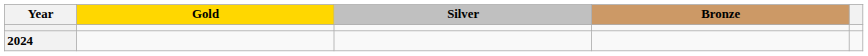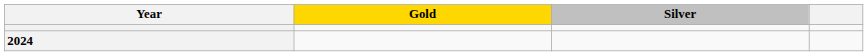- column: (721, 14)
